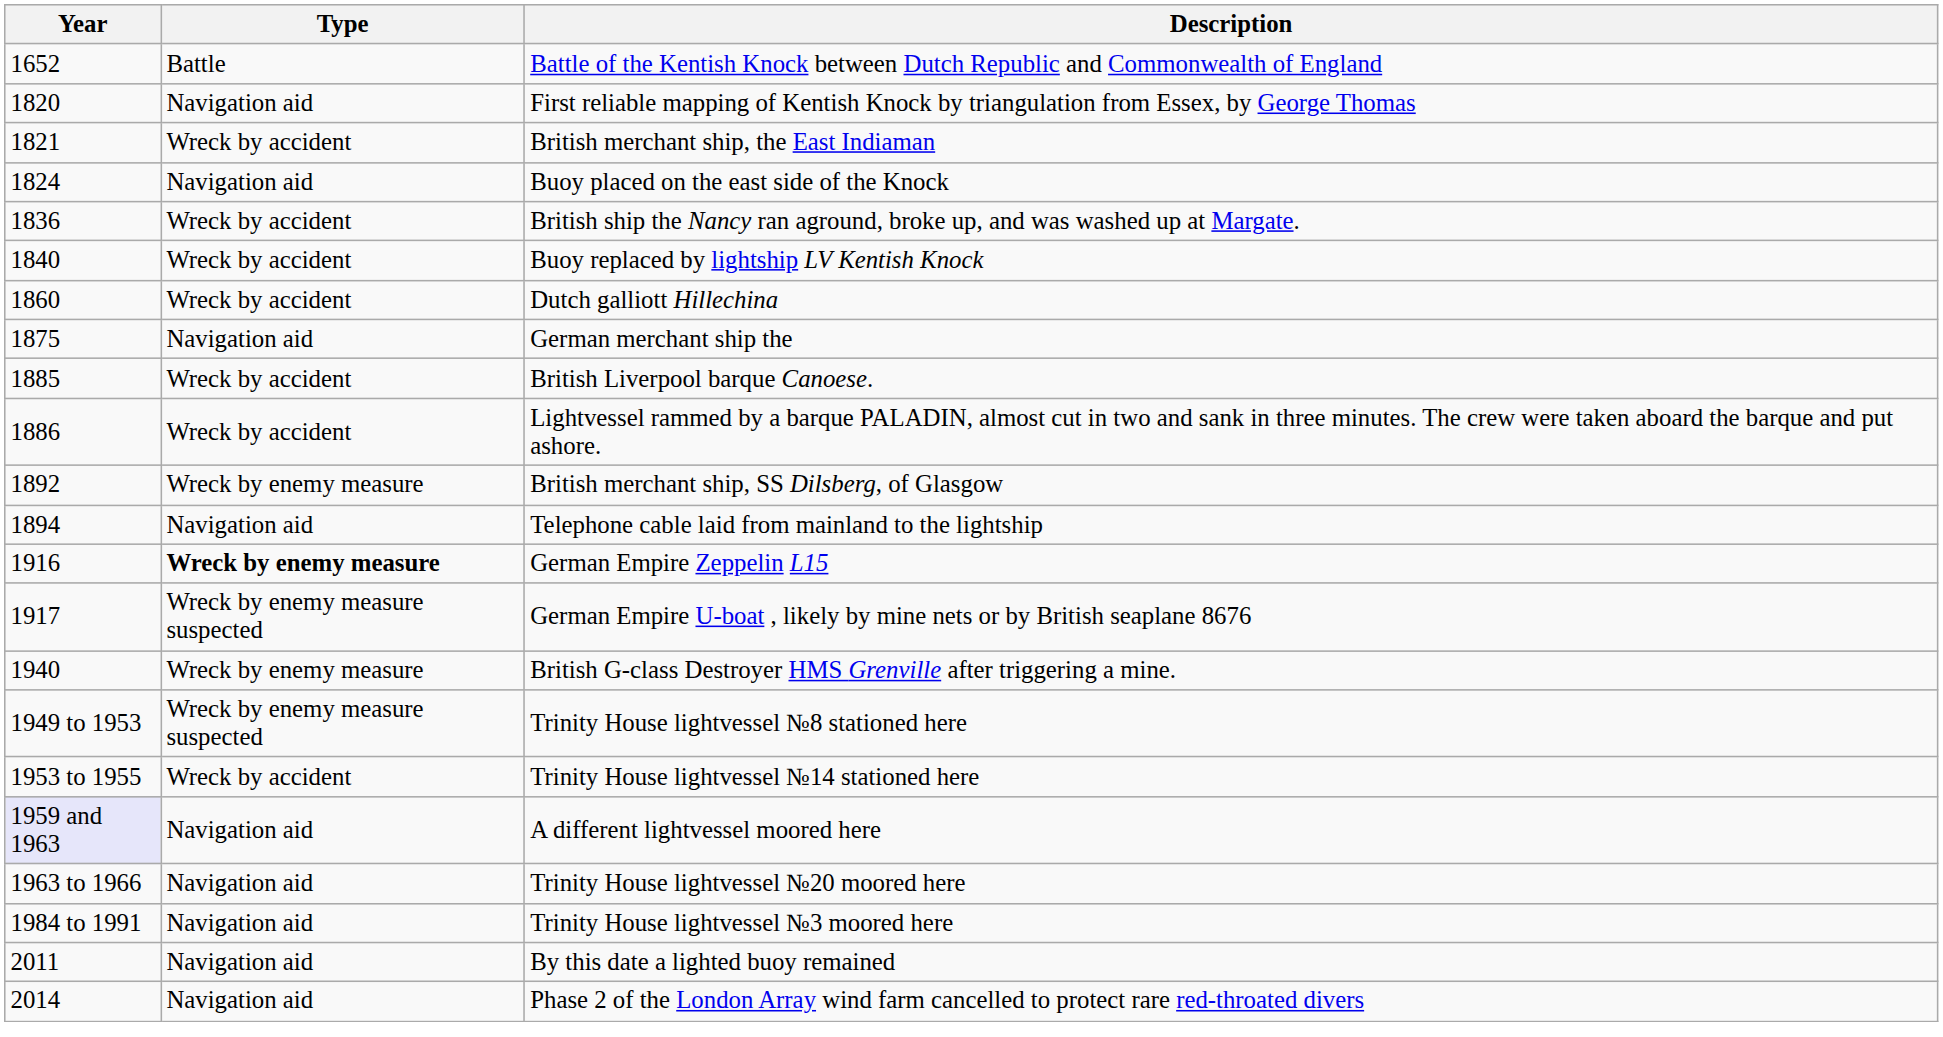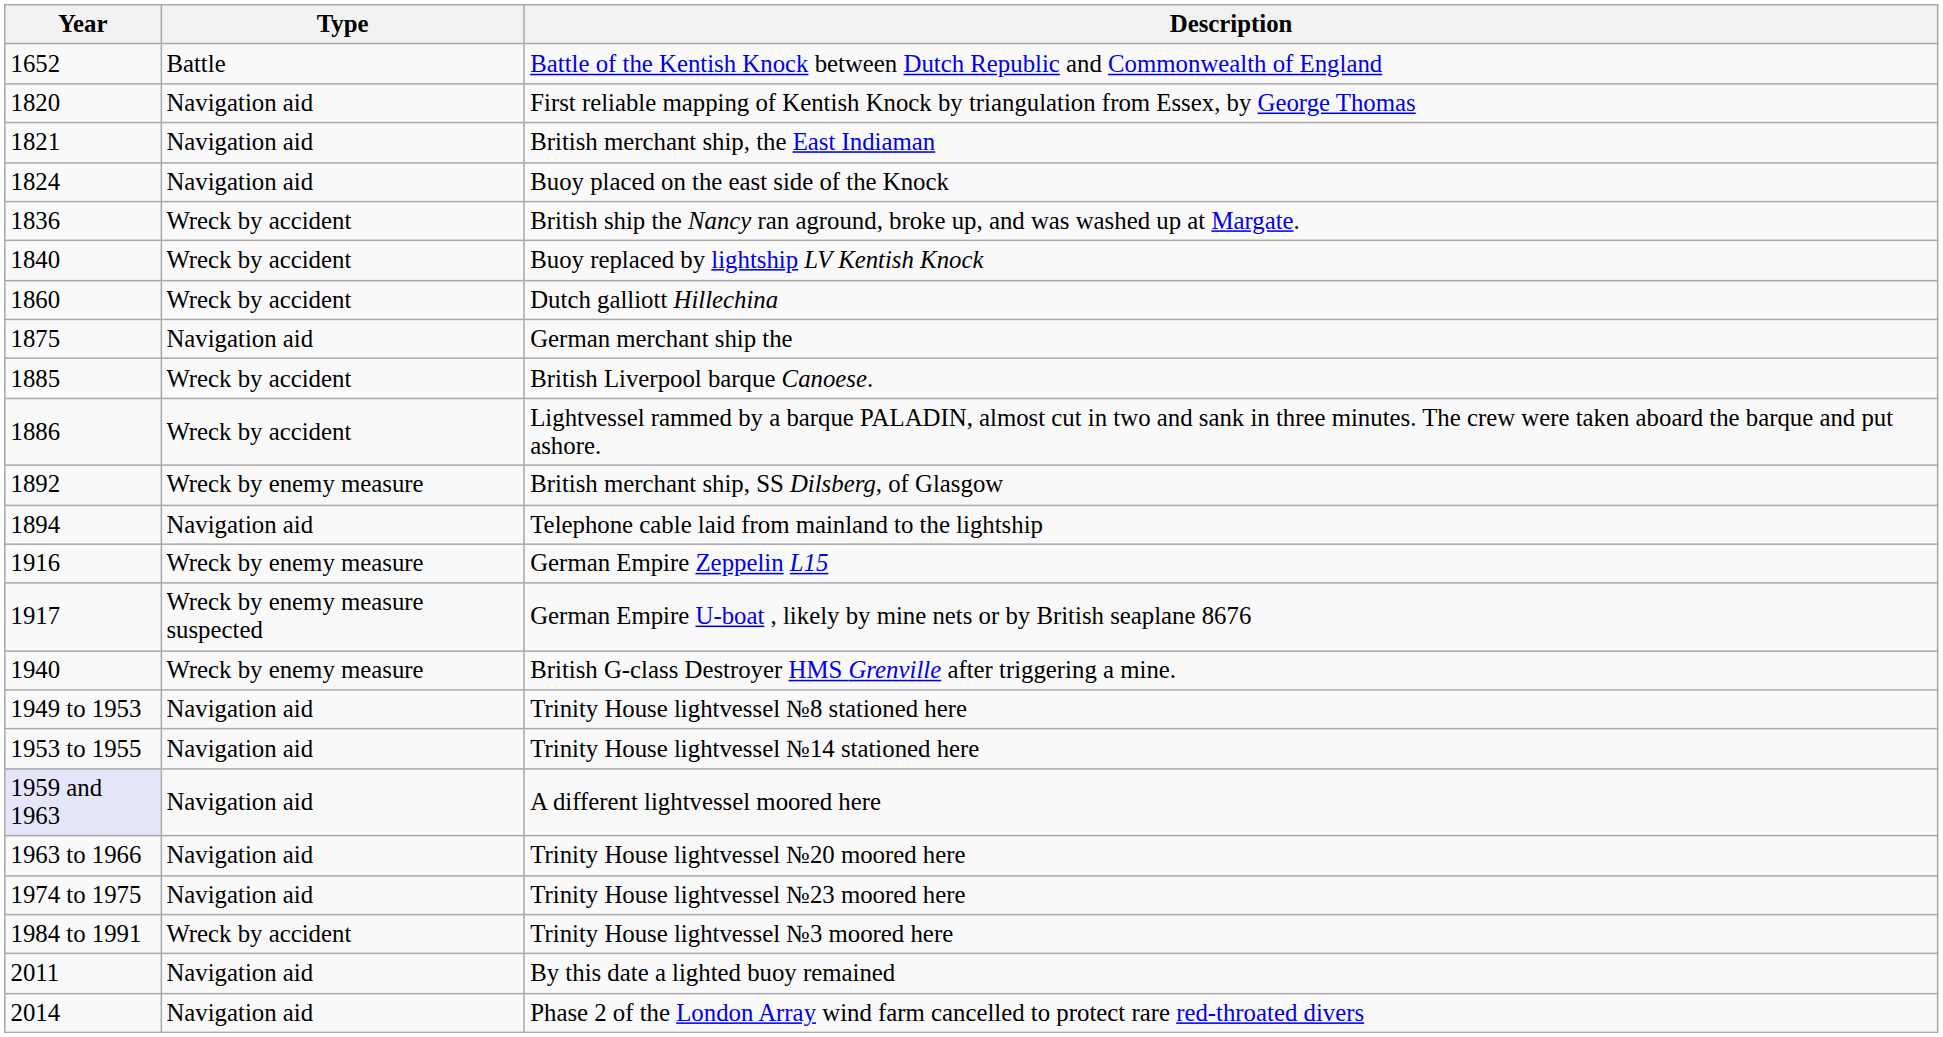(259, 142) Wreck by accident -> (240, 142) Navigation aid
(303, 563) bold -> (295, 563) normal
(295, 723) Wreck by enemy measure suspected -> (240, 709) Navigation aid
(259, 776) Wreck by accident -> (240, 748) Navigation aid
+ row: (748, 894)
(240, 922) Navigation aid -> (259, 933) Wreck by accident
